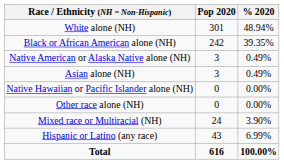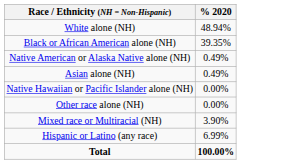- column: (217, 12)
